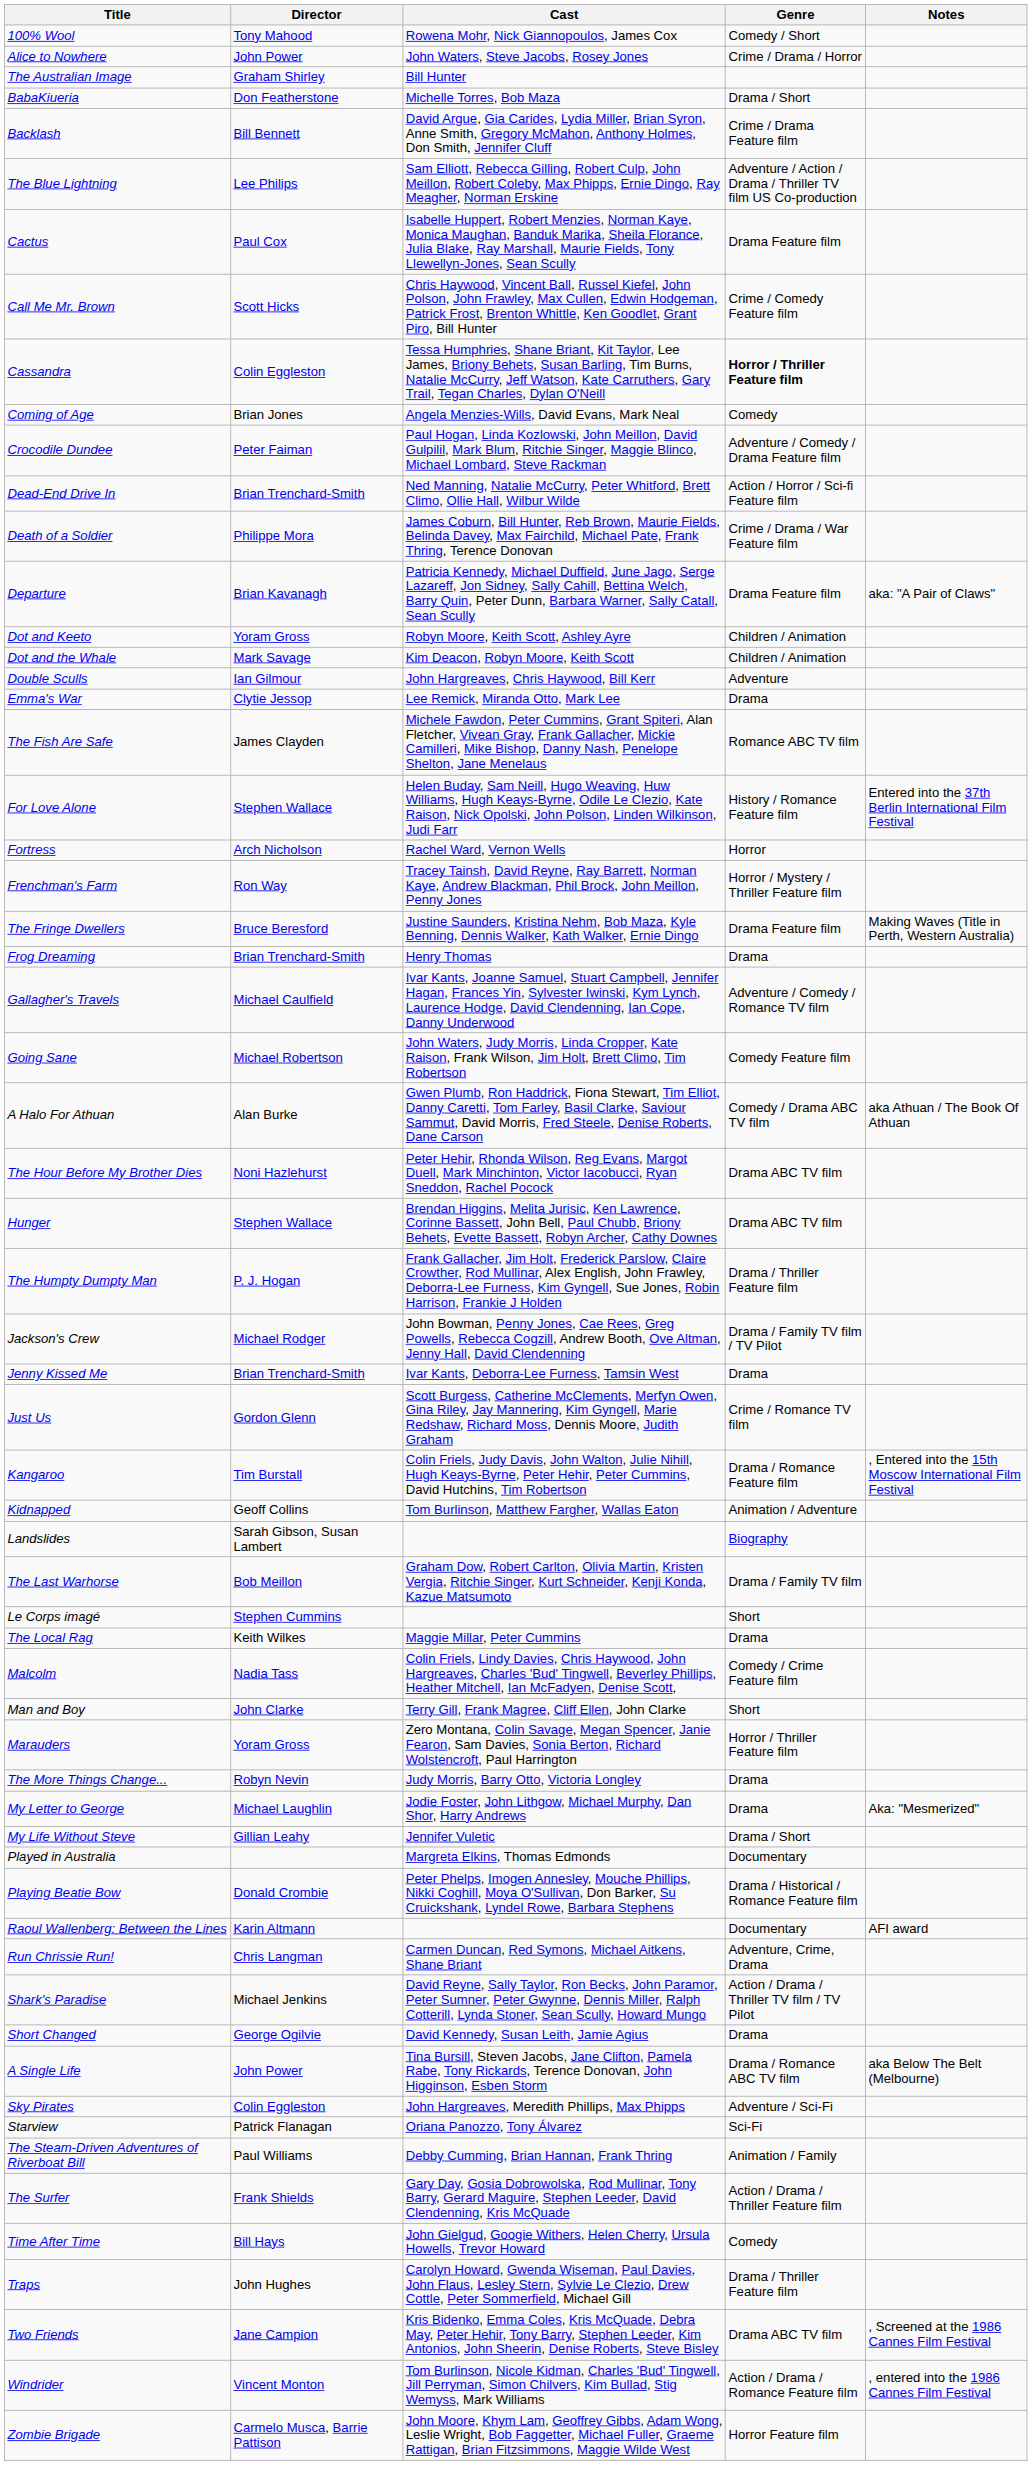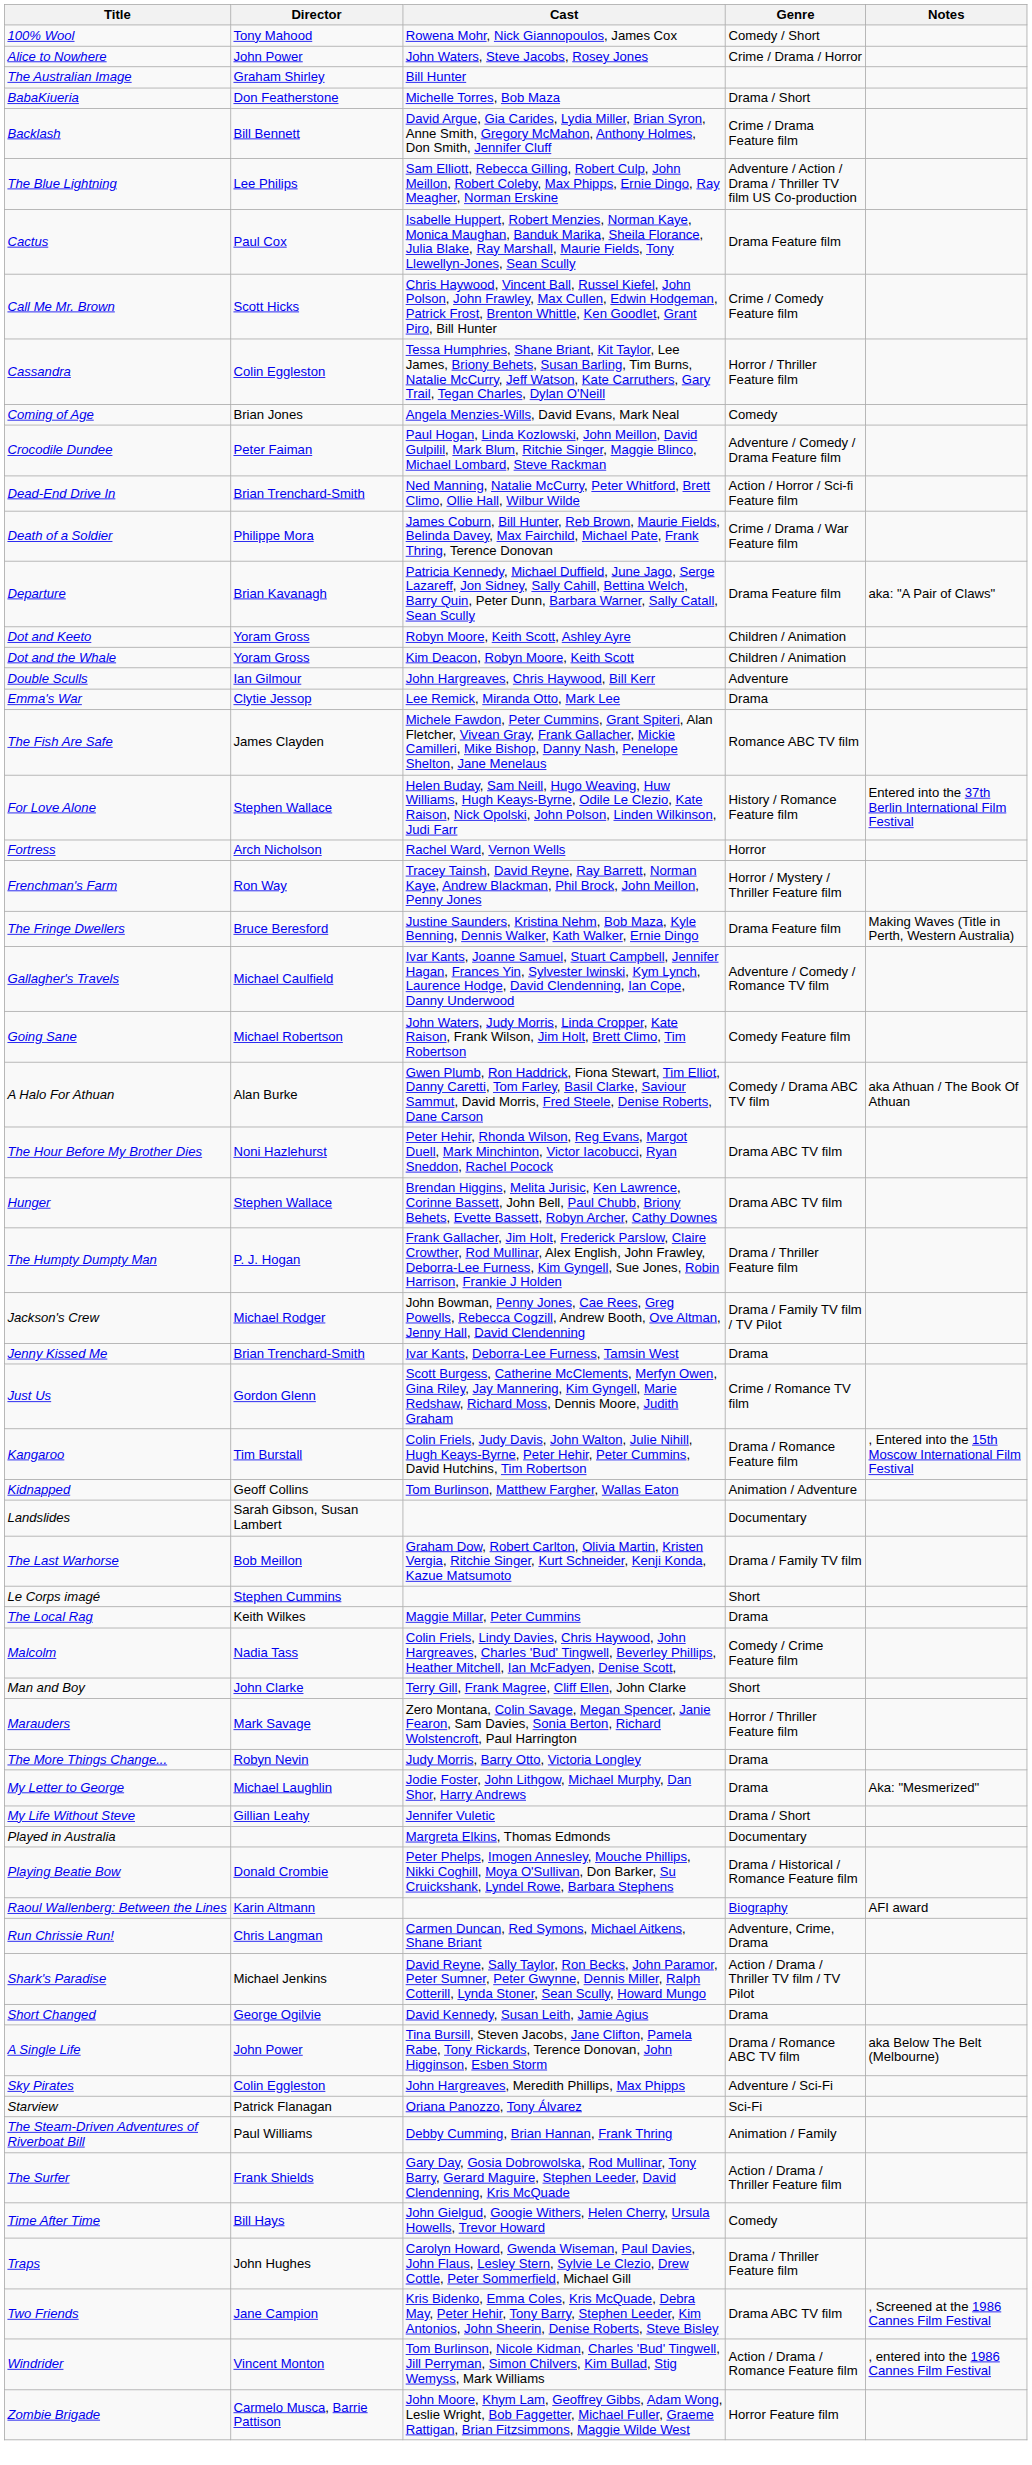(777, 371) bold -> (773, 371) normal
(272, 657) Mark Savage -> (271, 657) Yoram Gross
- row: (51, 957)
(758, 1538) Biography -> (768, 1518) Documentary
(271, 1744) Yoram Gross -> (272, 1724) Mark Savage
(768, 1928) Documentary -> (758, 1907) Biography
